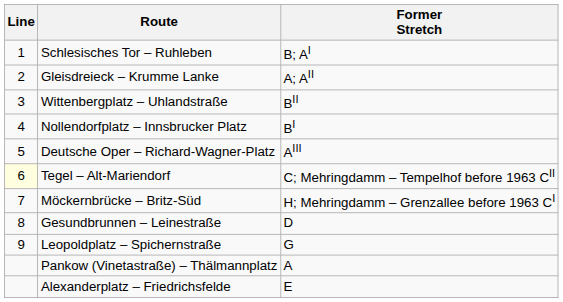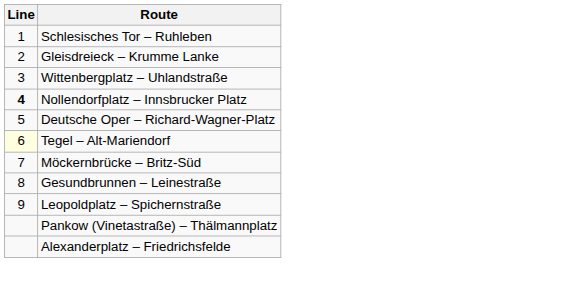- column: (419, 22)
(21, 126) normal -> (21, 99) bold
